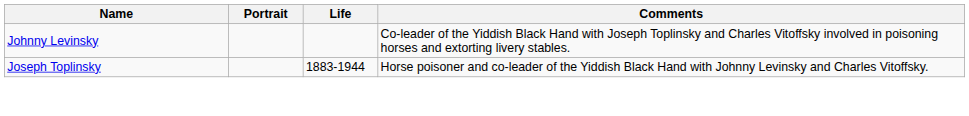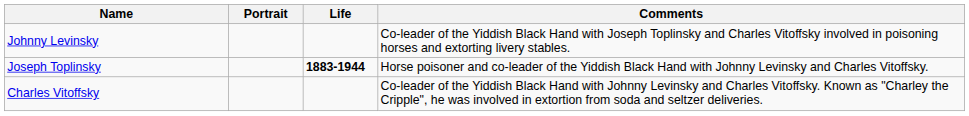(335, 67) normal -> (335, 67) bold
+ row: (53, 93)
